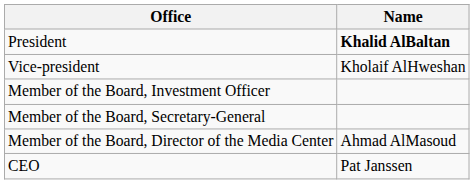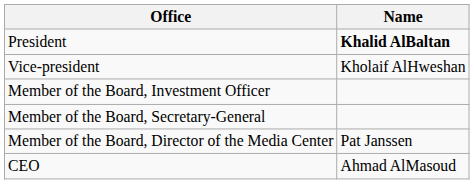(398, 141) Ahmad AlMasoud -> (377, 141) Pat Janssen
(377, 166) Pat Janssen -> (398, 166) Ahmad AlMasoud
